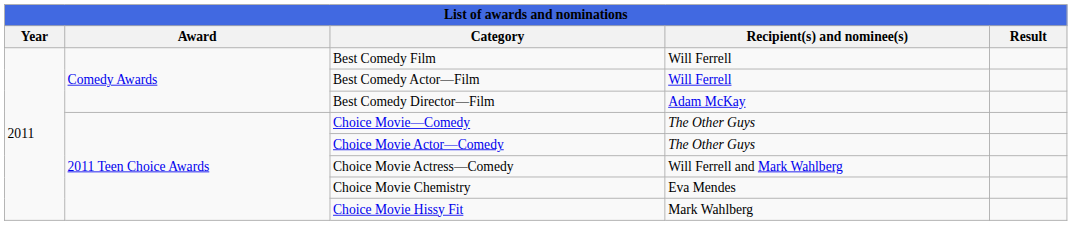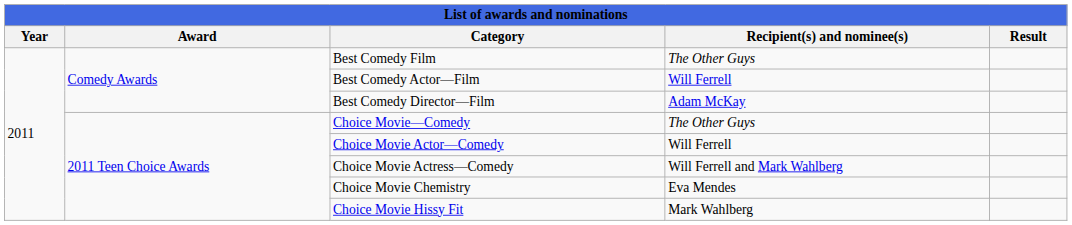(700, 58) Will Ferrell -> (712, 58) The Other Guys
(712, 144) The Other Guys -> (700, 144) Will Ferrell
